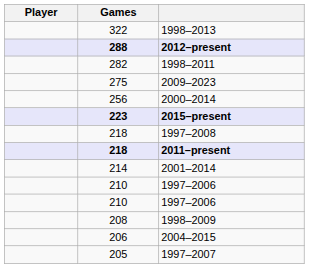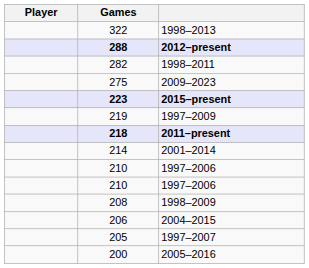- row: (118, 99)
+ row: (118, 116)
- row: (118, 133)
+ row: (118, 254)
